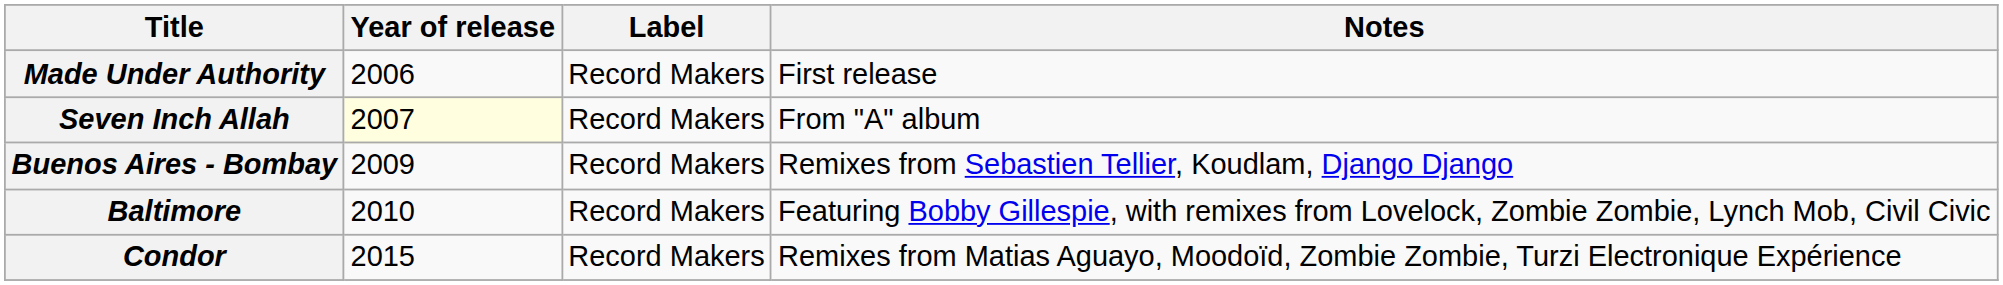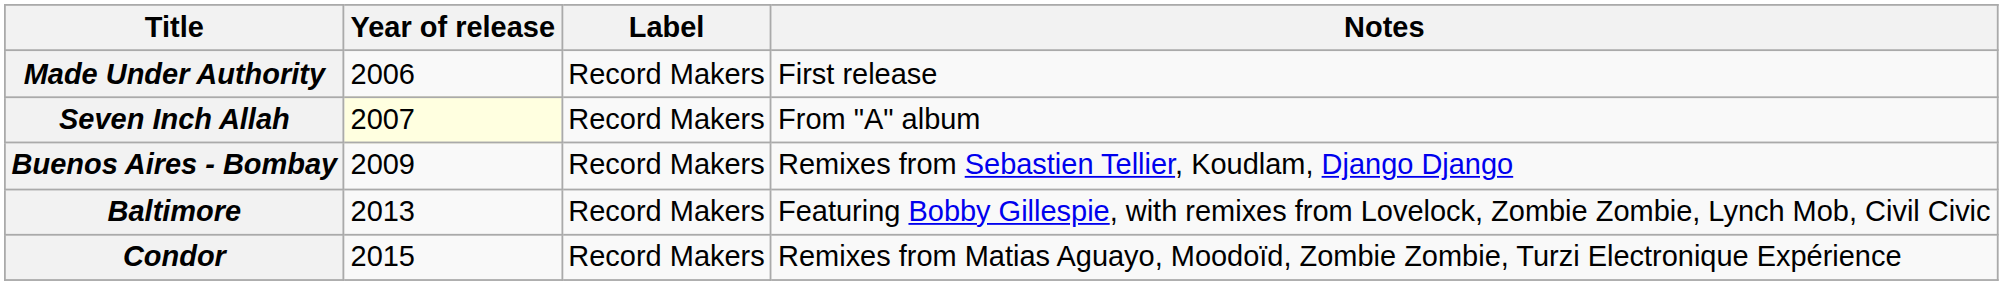(383, 211) 2010 -> (383, 211) 2013
